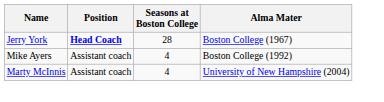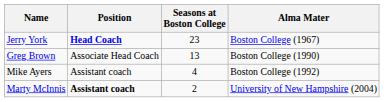(167, 40) 28 -> (195, 40) 23
+ row: (31, 56)
(101, 72) normal -> (102, 89) bold
(167, 72) 4 -> (195, 89) 2
